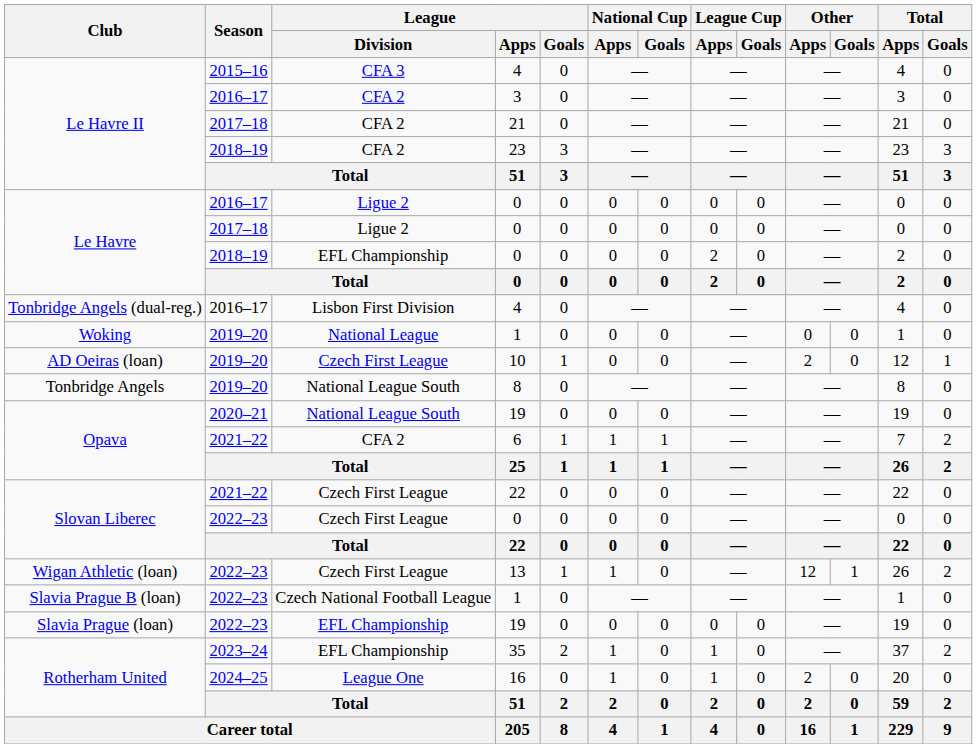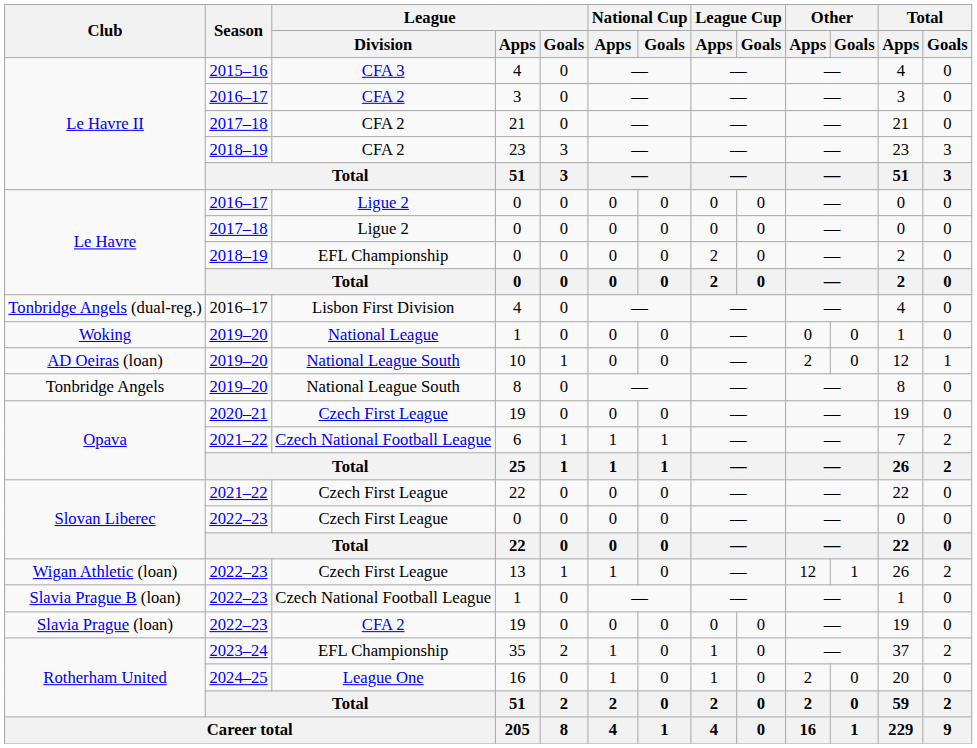(383, 360) Czech First League -> (383, 360) National League South
(383, 413) National League South -> (383, 413) Czech First League
(383, 439) CFA 2 -> (383, 439) Czech National Football League
(383, 624) EFL Championship -> (383, 624) CFA 2
